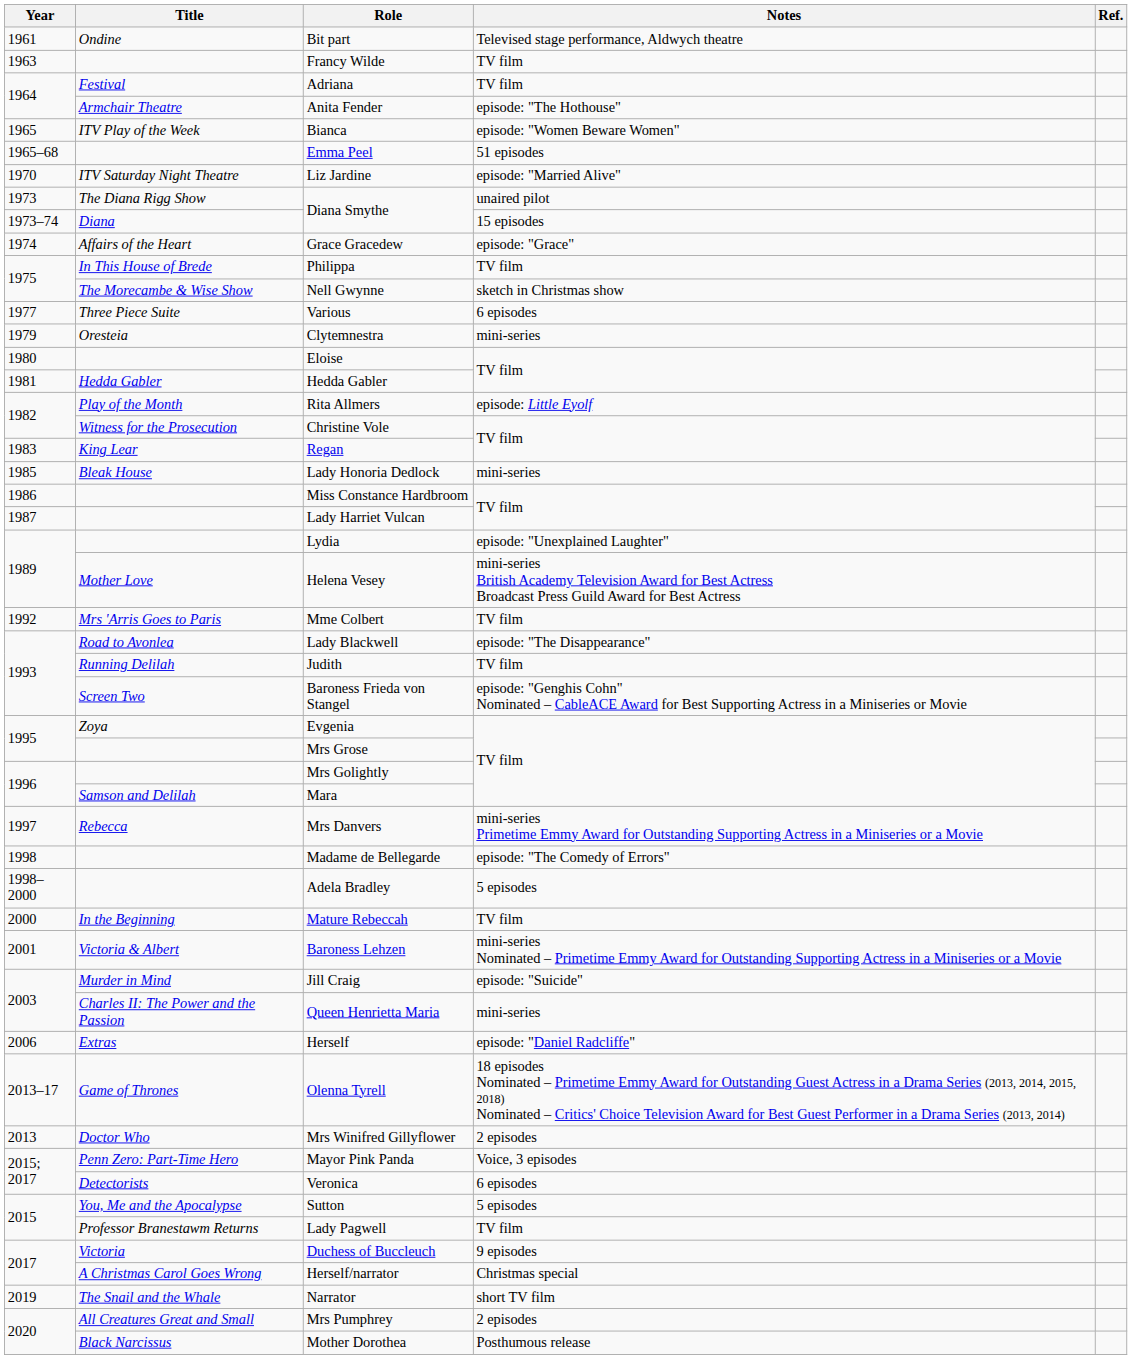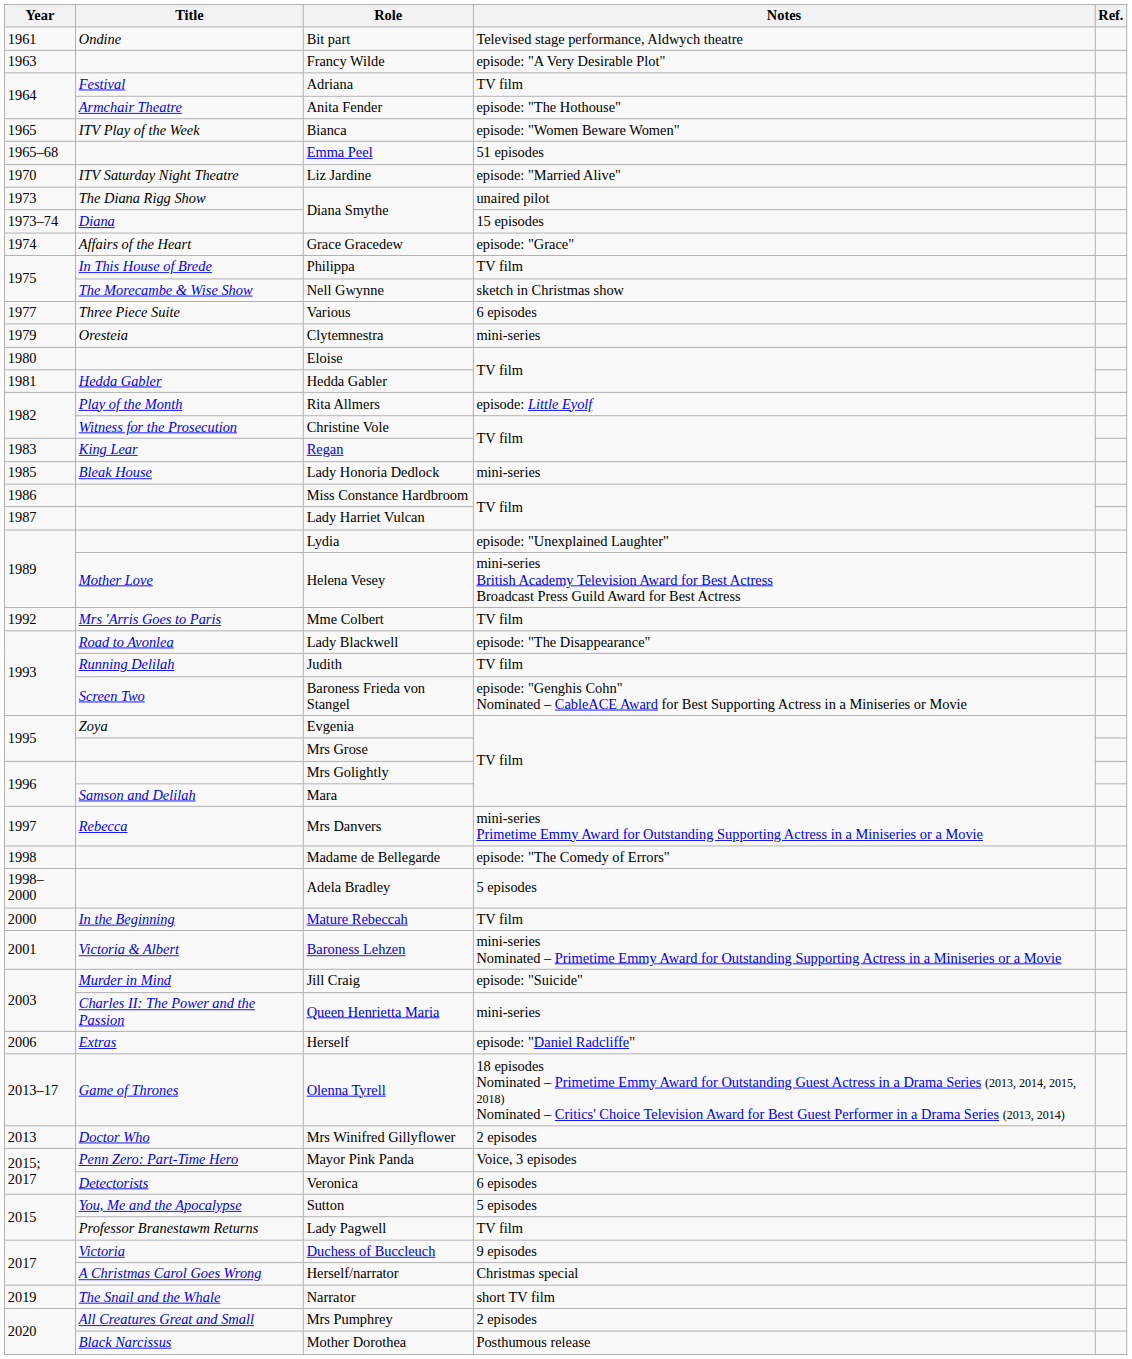(500, 61) TV film -> (571, 61) episode: "A Very Desirable Plot"
